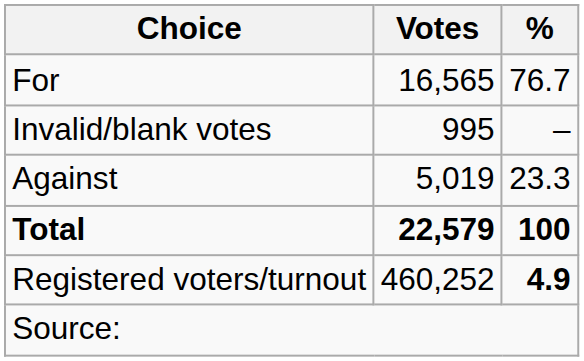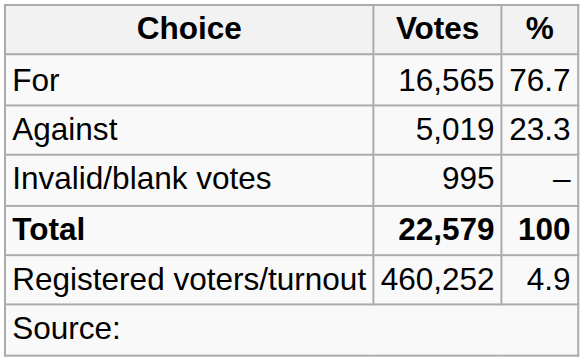rows swapped: (65, 179) <-> (142, 129)
(549, 279) bold -> (549, 279) normal
